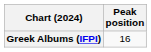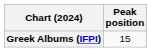(125, 39) 16 -> (125, 39) 15
